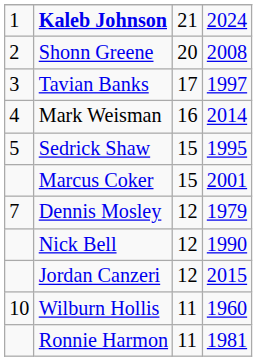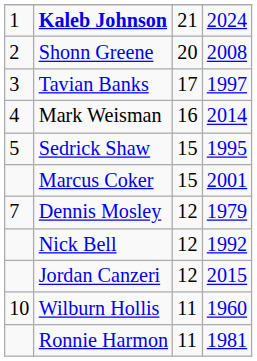(227, 244) 1990 -> (227, 244) 1992
